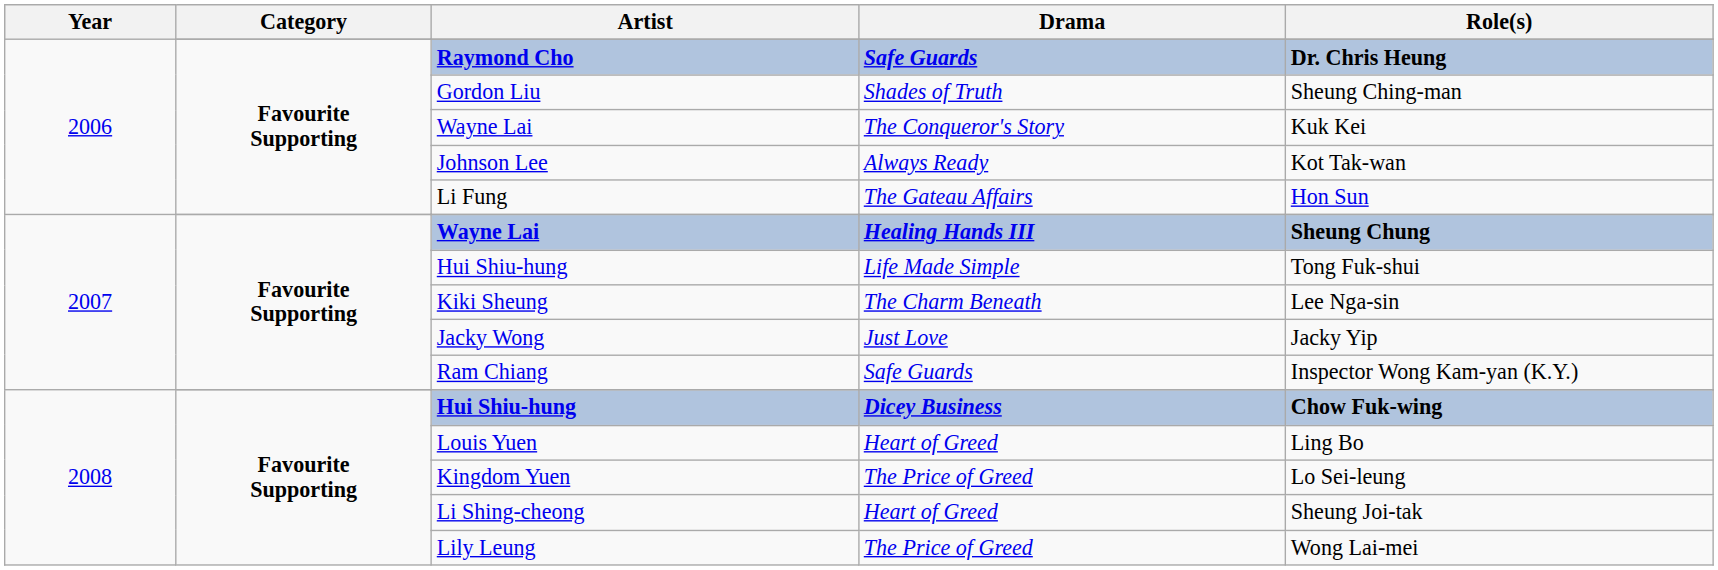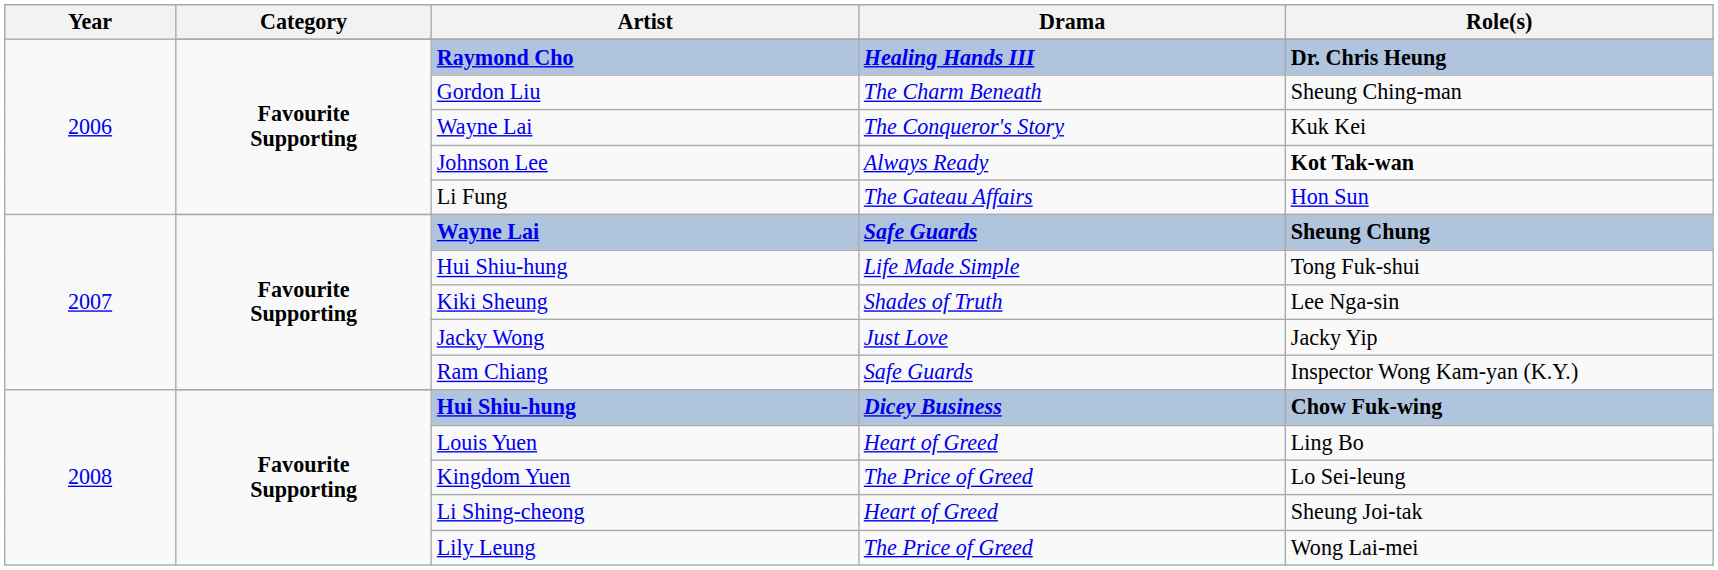(921, 57) Safe Guards -> (949, 57) Healing Hands III
(933, 92) Shades of Truth -> (953, 92) The Charm Beneath
(1348, 162) normal -> (1352, 162) bold
(949, 232) Healing Hands III -> (921, 232) Safe Guards
(953, 302) The Charm Beneath -> (933, 302) Shades of Truth
